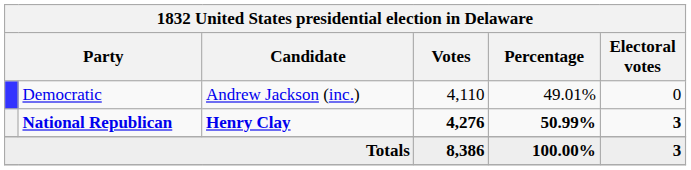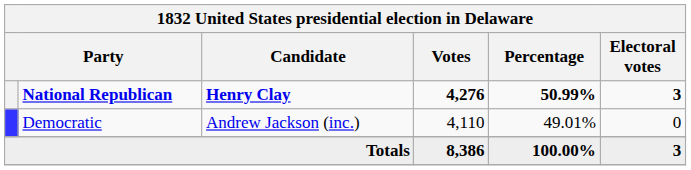rows swapped: (97, 123) <-> (62, 95)
